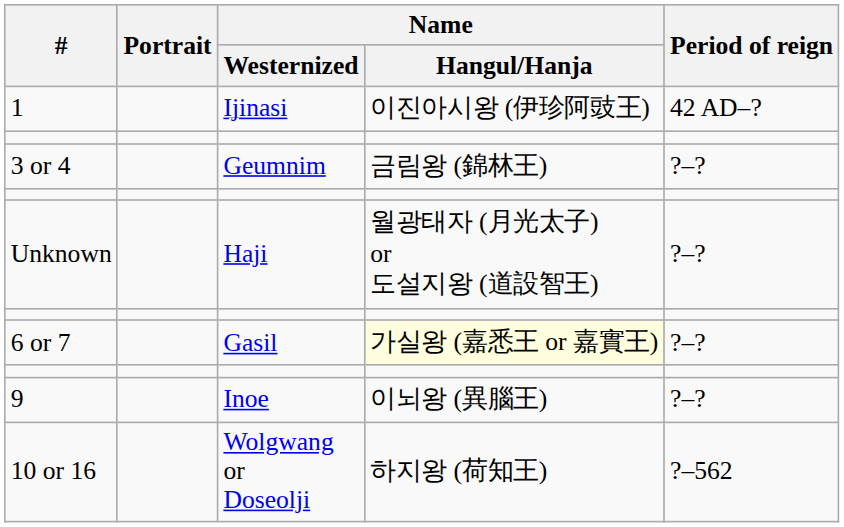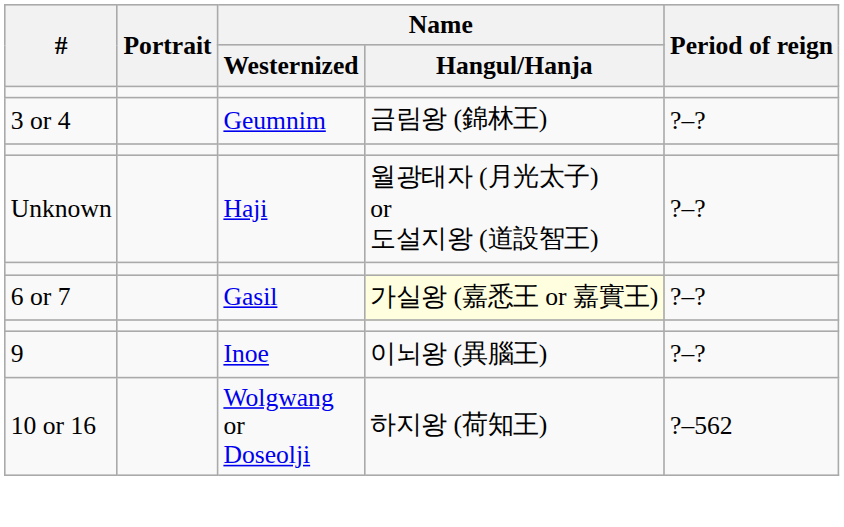- row: (17, 108)
